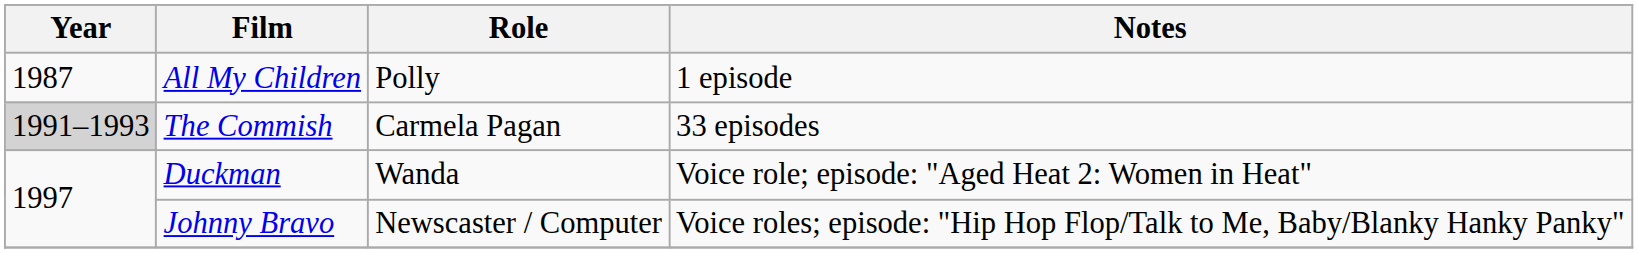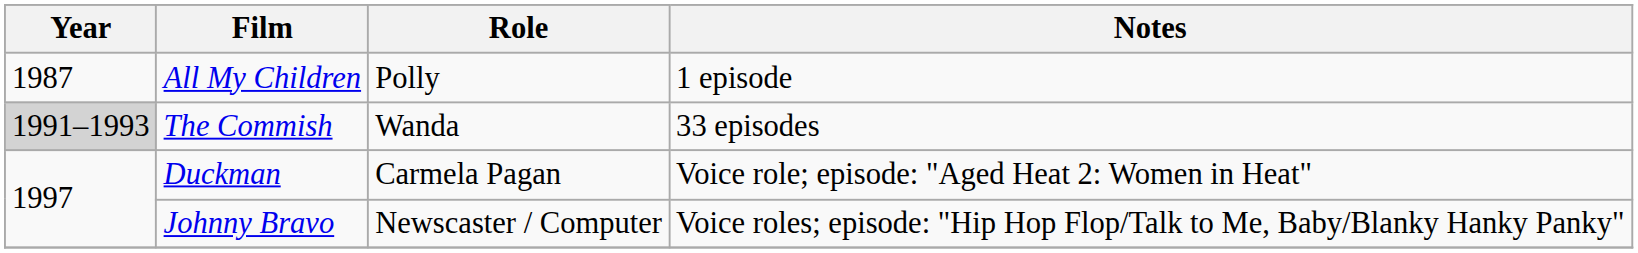(468, 125) Carmela Pagan -> (417, 125) Wanda
(417, 174) Wanda -> (468, 174) Carmela Pagan
